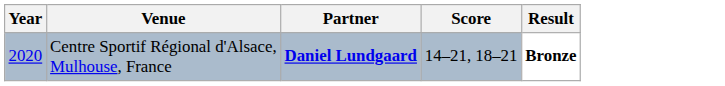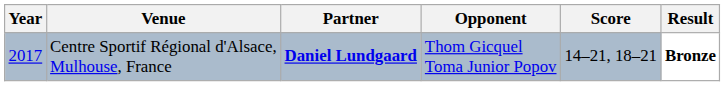+ column: (491, 18)
(25, 56) 2020 -> (25, 56) 2017
